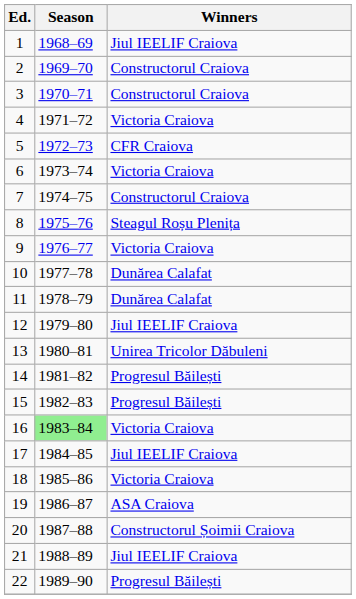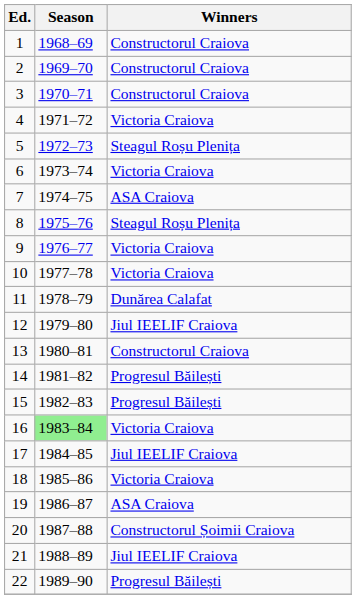(174, 43) Jiul IEELIF Craiova -> (180, 43) Constructorul Craiova
(152, 145) CFR Craiova -> (175, 145) Steagul Roșu Plenița
(180, 197) Constructorul Craiova -> (152, 197) ASA Craiova
(161, 274) Dunărea Calafat -> (162, 274) Victoria Craiova
(189, 351) Unirea Tricolor Dăbuleni -> (180, 351) Constructorul Craiova
